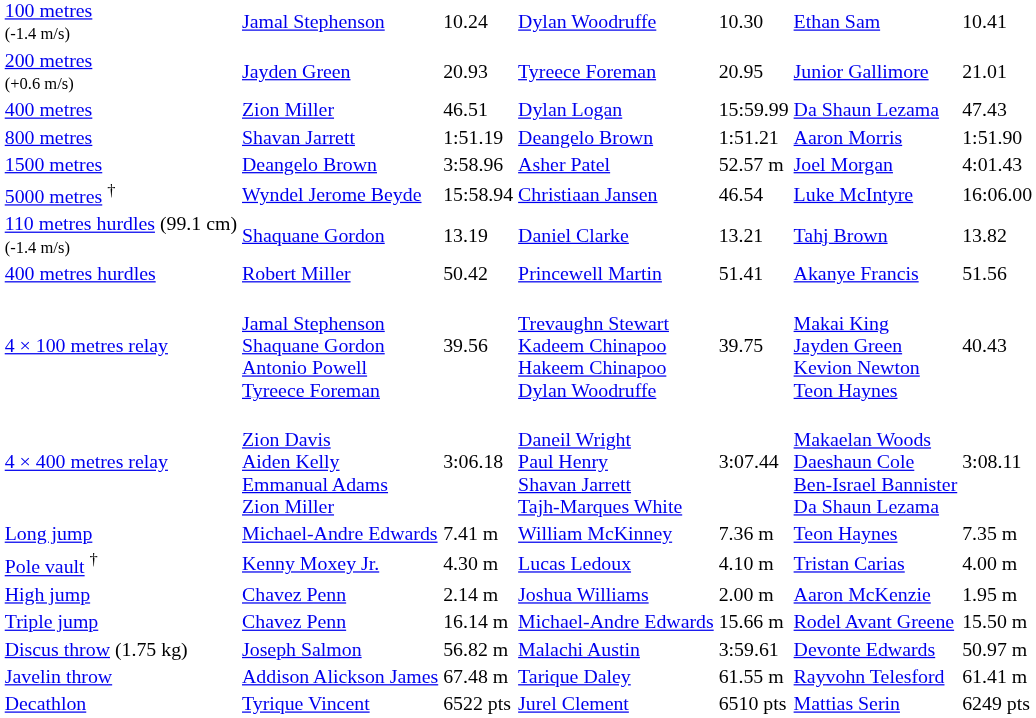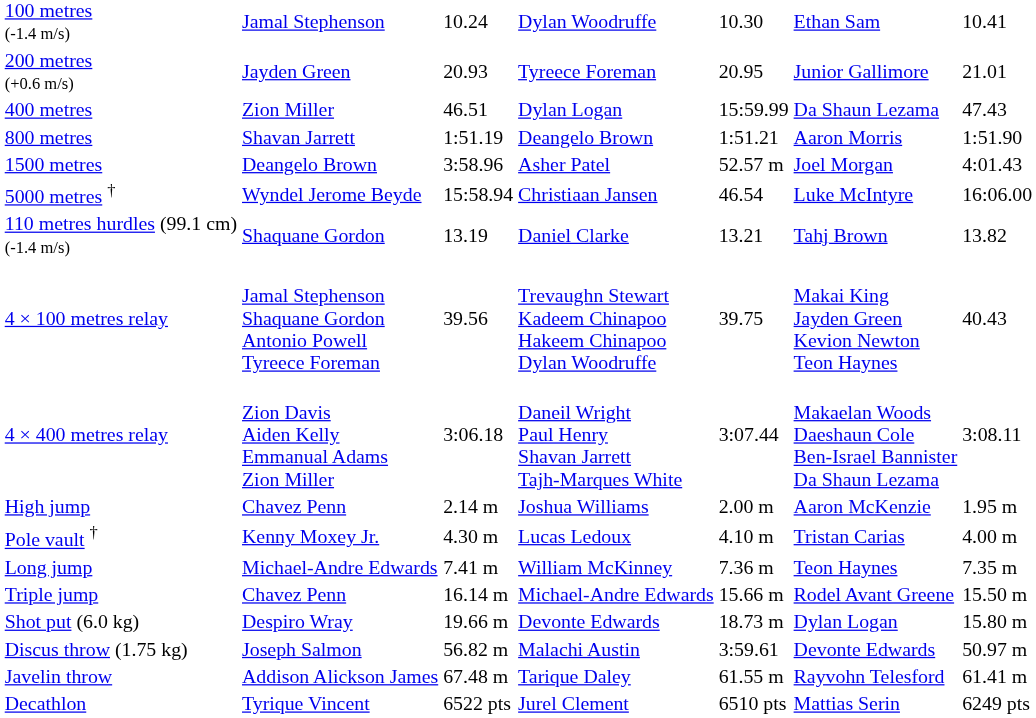- row: (80, 274)
rows swapped: (47, 594) <-> (49, 534)
+ row: (72, 621)
